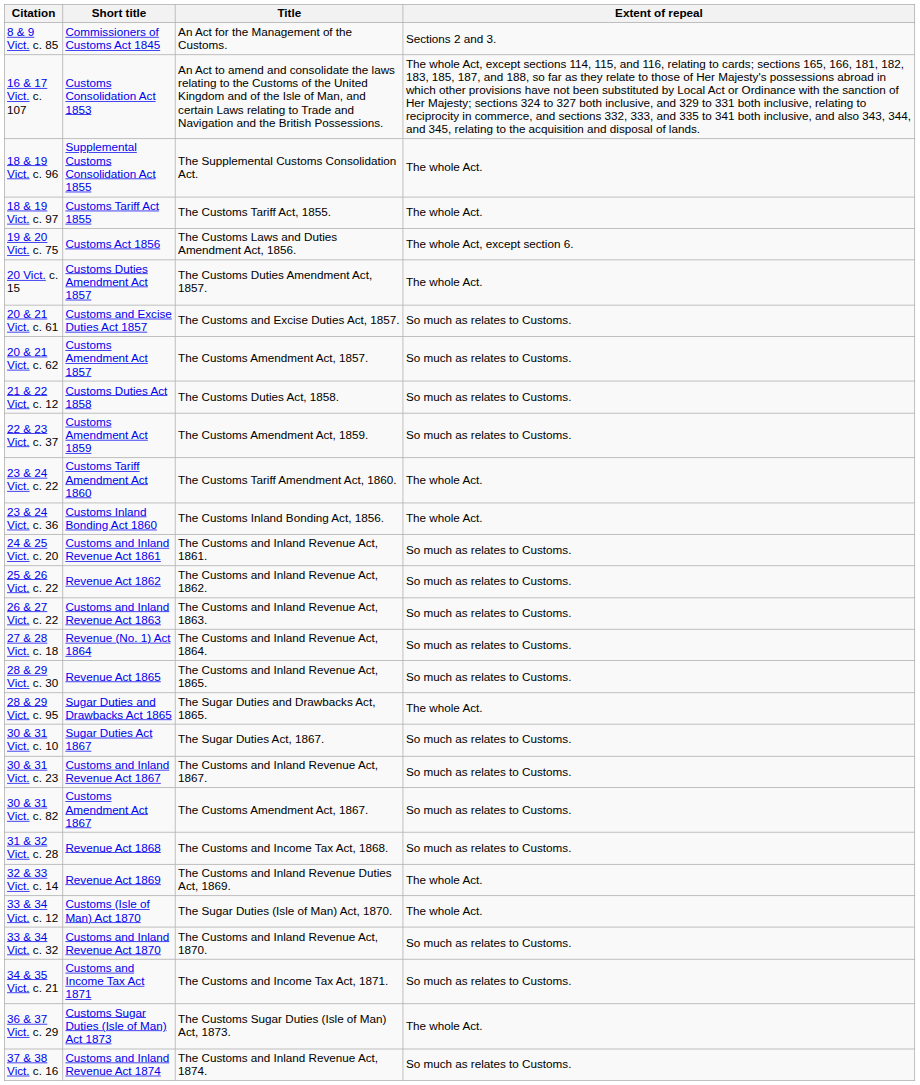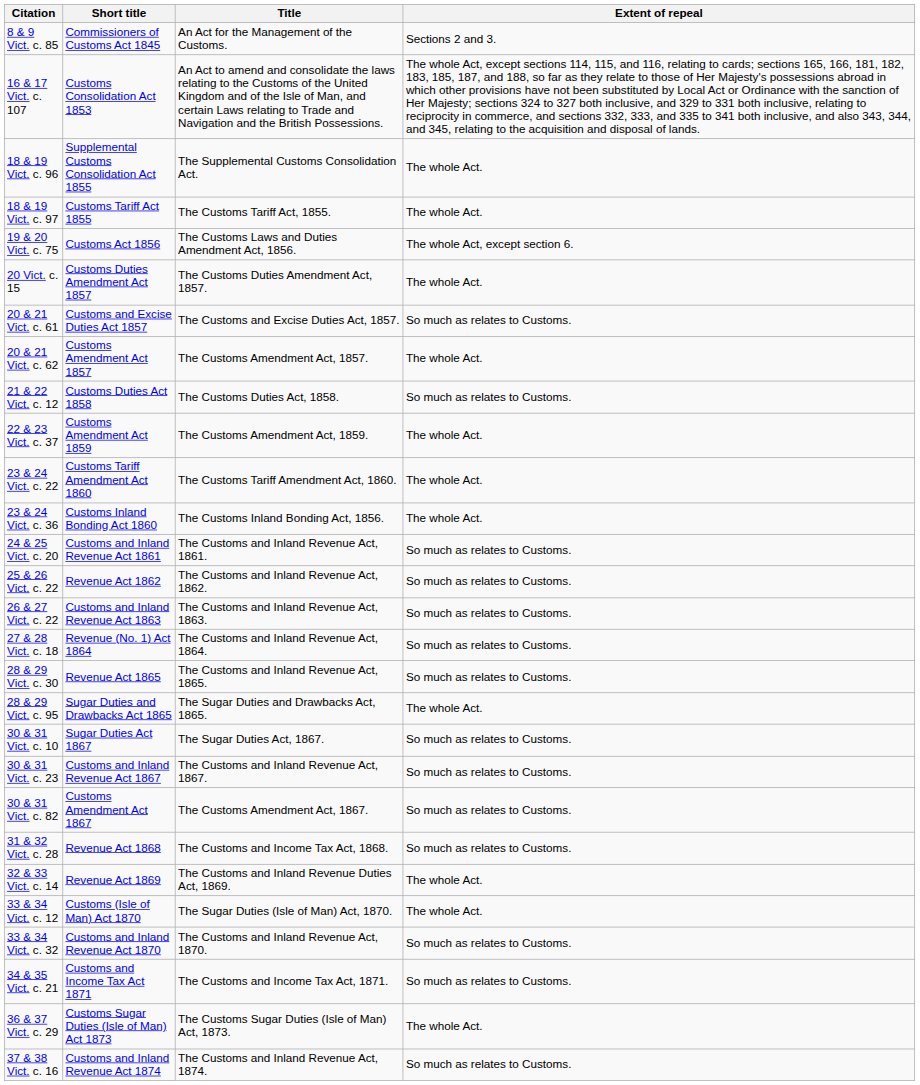(489, 359) So much as relates to Customs. -> (444, 359) The whole Act.
(489, 435) So much as relates to Customs. -> (444, 435) The whole Act.
